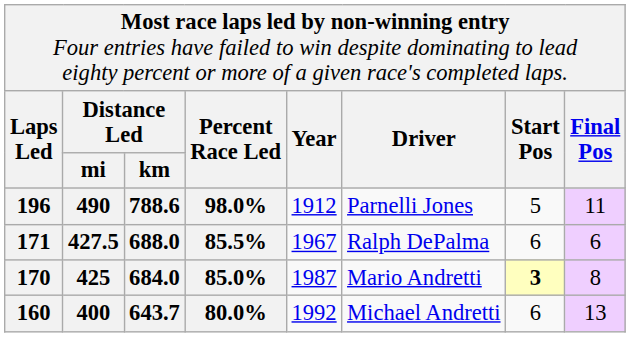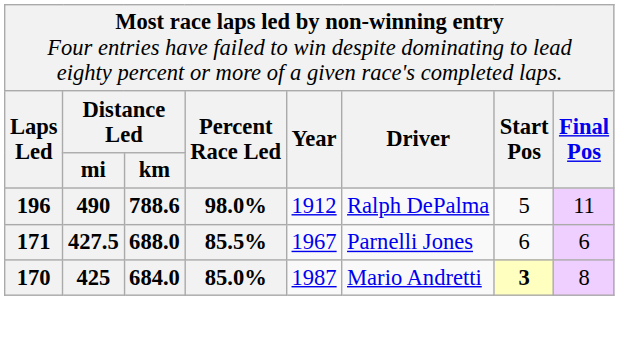(410, 205) Parnelli Jones -> (418, 205) Ralph DePalma
(418, 241) Ralph DePalma -> (410, 241) Parnelli Jones
- row: (93, 313)
